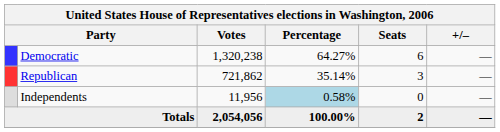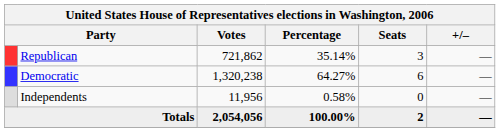rows swapped: (50, 56) <-> (49, 76)
(339, 97) lightblue background -> (339, 97) no background
